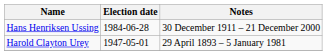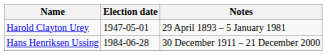rows swapped: (48, 43) <-> (53, 27)
